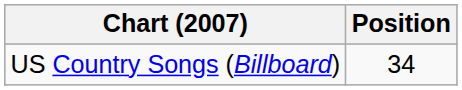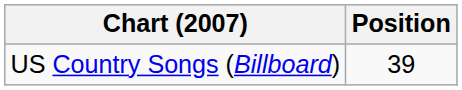(401, 64) 34 -> (401, 64) 39
